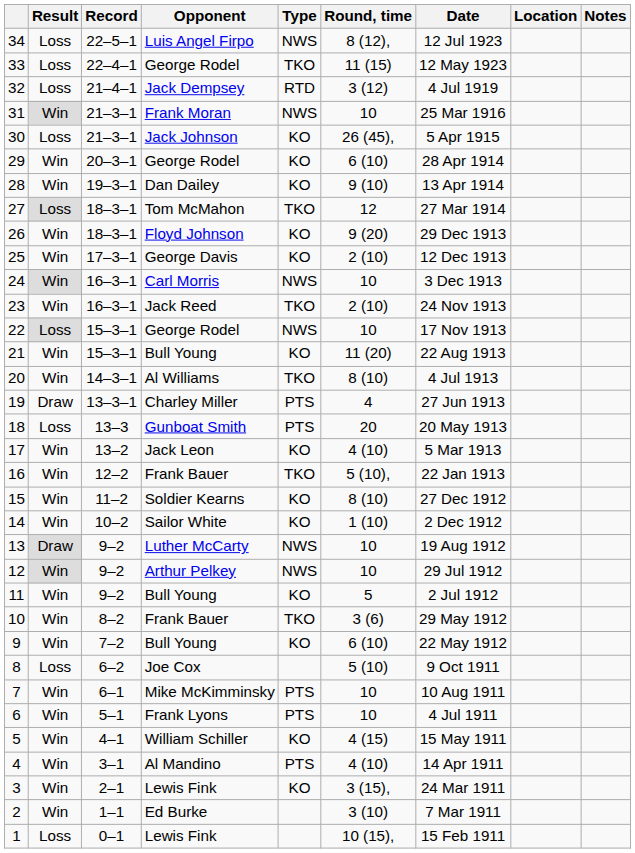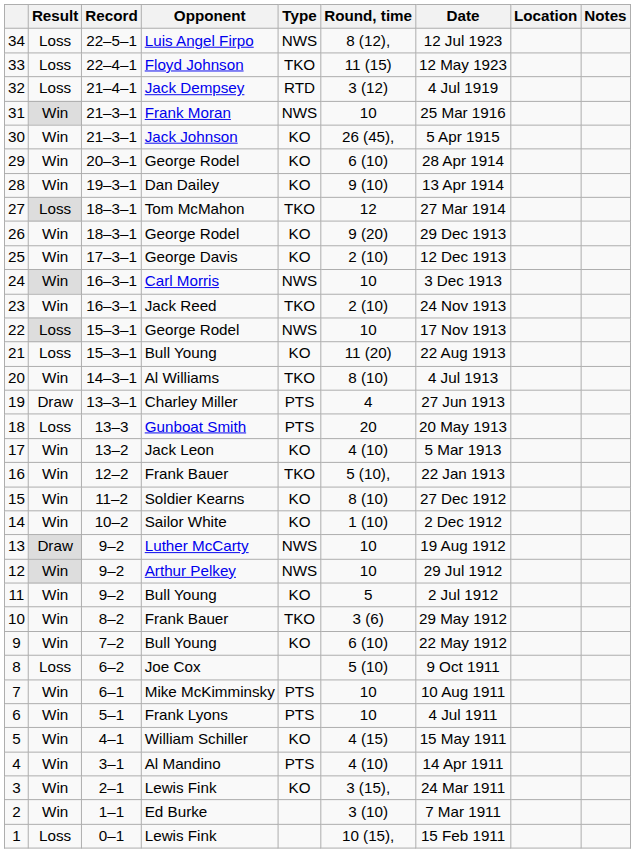(192, 64) George Rodel -> (194, 64) Floyd Johnson
(55, 137) Loss -> (55, 137) Win
(194, 233) Floyd Johnson -> (192, 233) George Rodel
(55, 354) Win -> (55, 354) Loss
